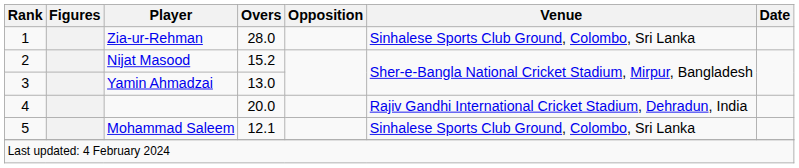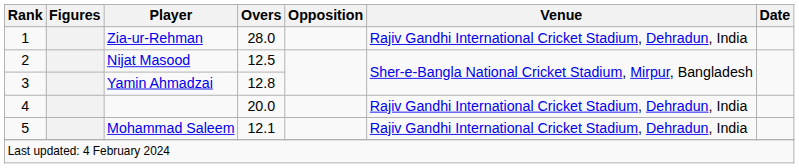(532, 38) Sinhalese Sports Club Ground, Colombo, Sri Lanka -> (559, 38) Rajiv Gandhi International Cricket Stadium, Dehradun, India
(261, 60) 15.2 -> (261, 60) 12.5
(261, 83) 13.0 -> (261, 83) 12.8
(532, 128) Sinhalese Sports Club Ground, Colombo, Sri Lanka -> (559, 128) Rajiv Gandhi International Cricket Stadium, Dehradun, India
